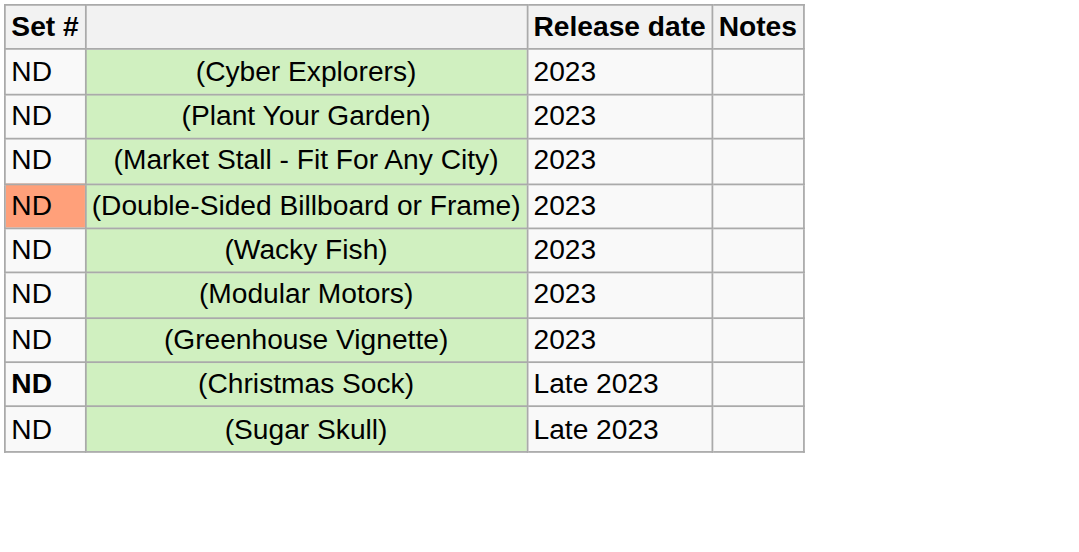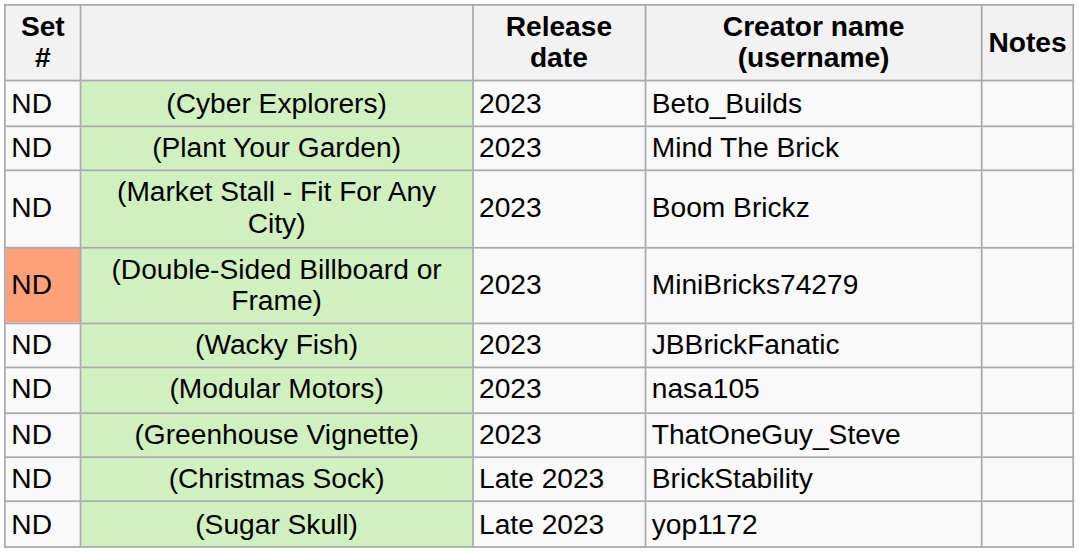+ column: (814, 42)
(32, 384) bold -> (32, 479) normal
